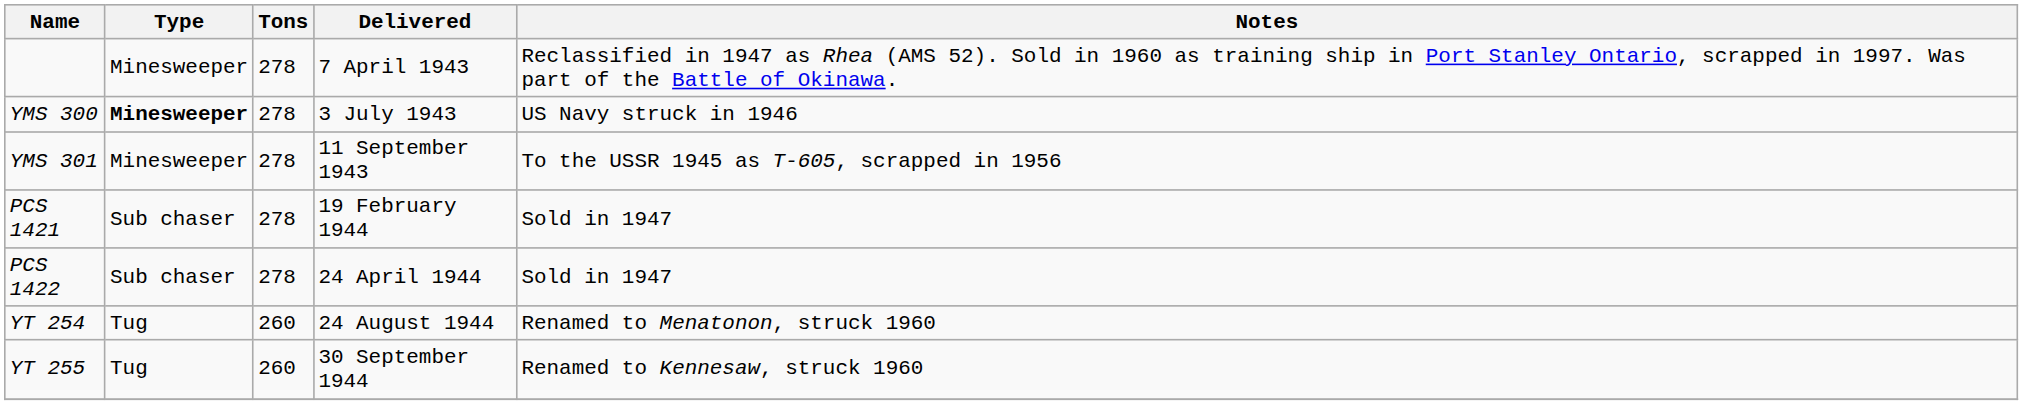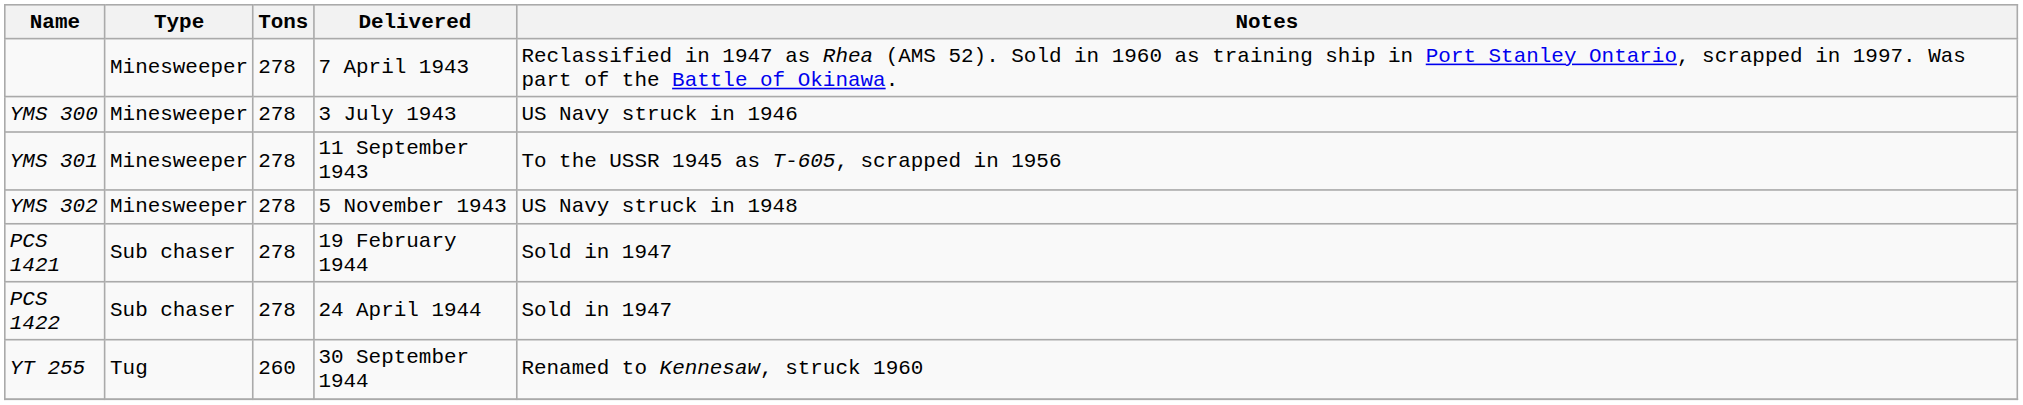(179, 114) bold -> (179, 114) normal
+ row: (54, 207)
- row: (47, 323)
